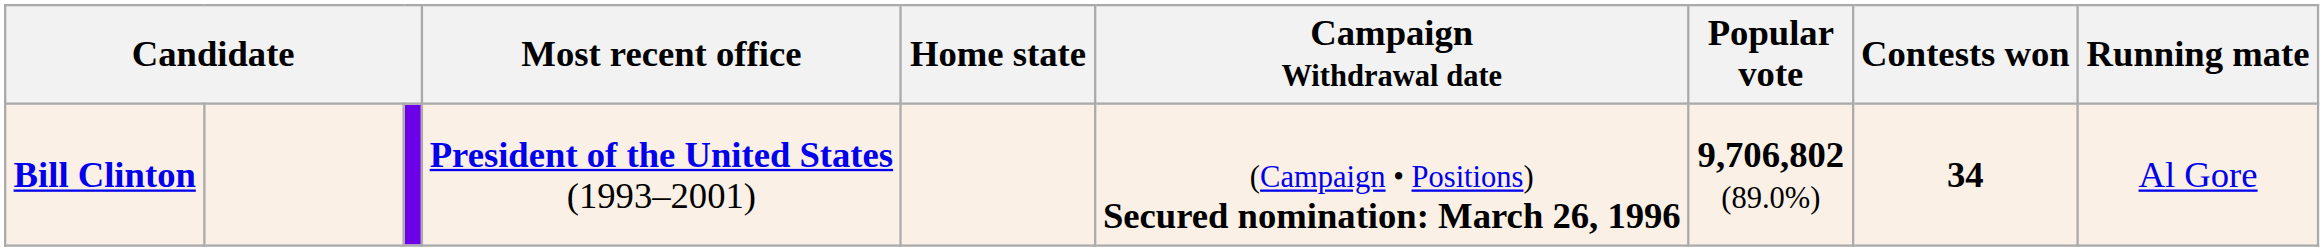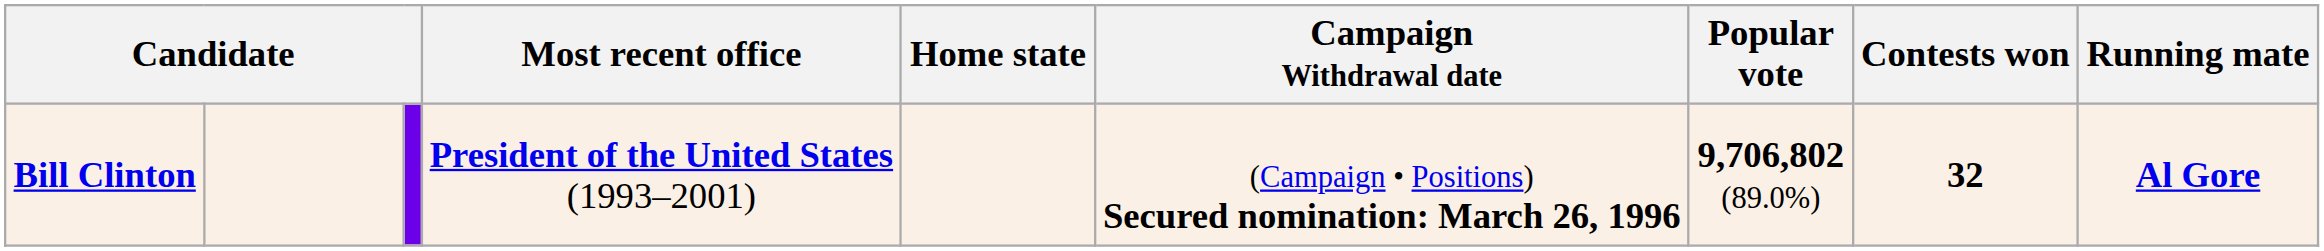(1965, 174) 34 -> (1965, 174) 32
(2198, 174) normal -> (2198, 174) bold
